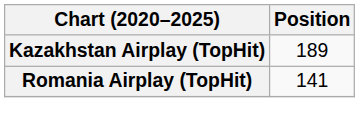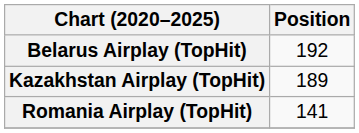+ row: (137, 50)
